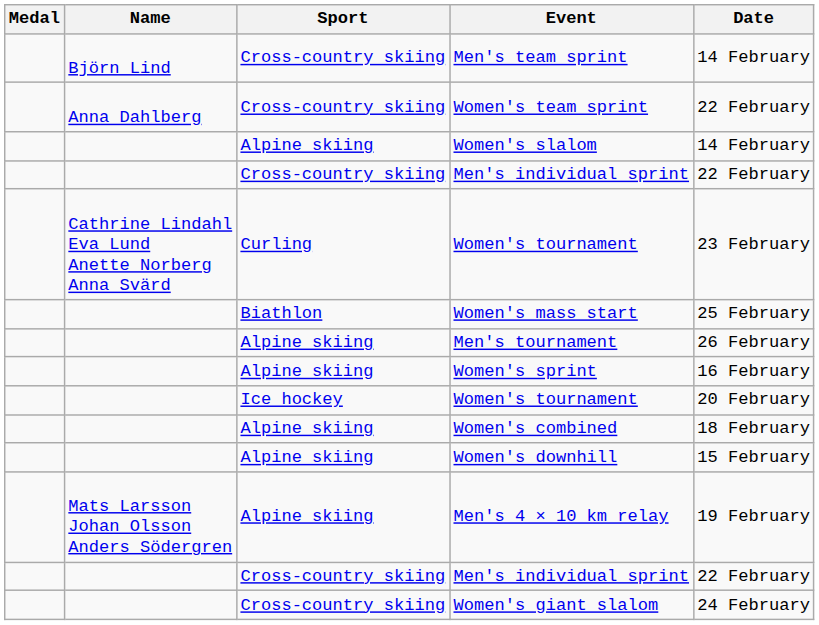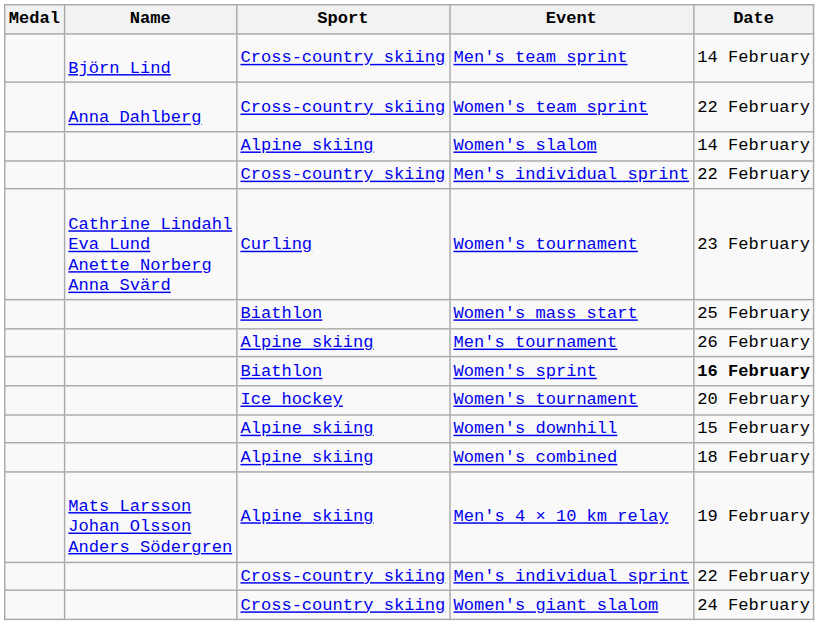(307, 371) Alpine skiing -> (281, 371) Biathlon
(754, 371) normal -> (754, 371) bold
rows swapped: (150, 457) <-> (150, 428)
